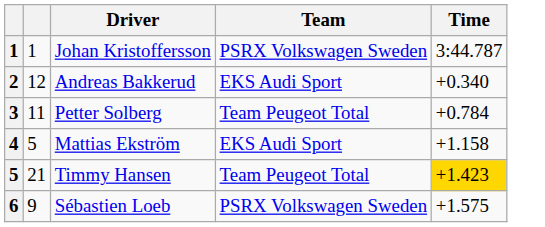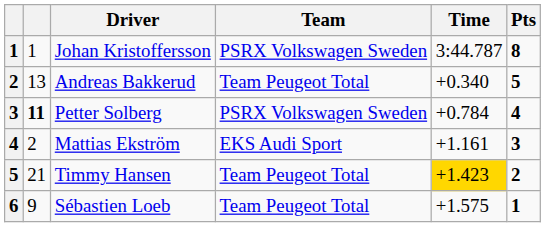+ column: (524, 20)
(37, 82) 12 -> (37, 82) 13
(281, 82) EKS Audi Sport -> (294, 82) Team Peugeot Total
(36, 113) normal -> (36, 113) bold
(294, 113) Team Peugeot Total -> (323, 113) PSRX Volkswagen Sweden
(32, 144) 5 -> (32, 144) 2
(462, 144) +1.158 -> (462, 144) +1.161
(323, 206) PSRX Volkswagen Sweden -> (294, 206) Team Peugeot Total
